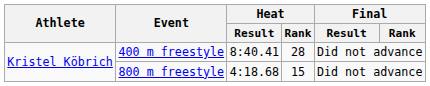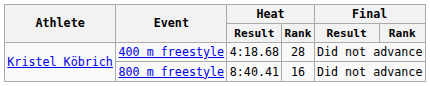(254, 52) 8:40.41 -> (254, 52) 4:18.68
(254, 72) 4:18.68 -> (254, 72) 8:40.41
(298, 72) 15 -> (298, 72) 16
